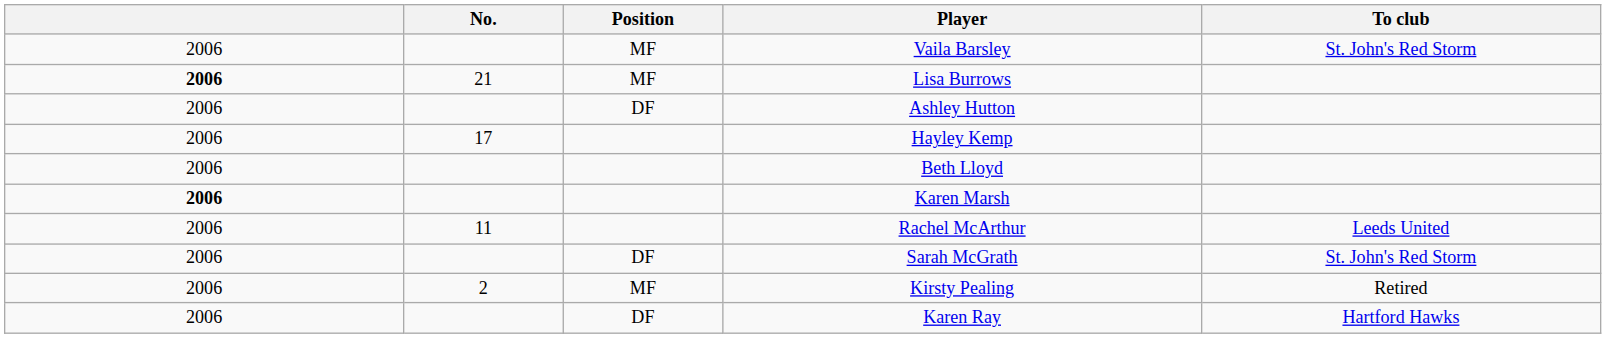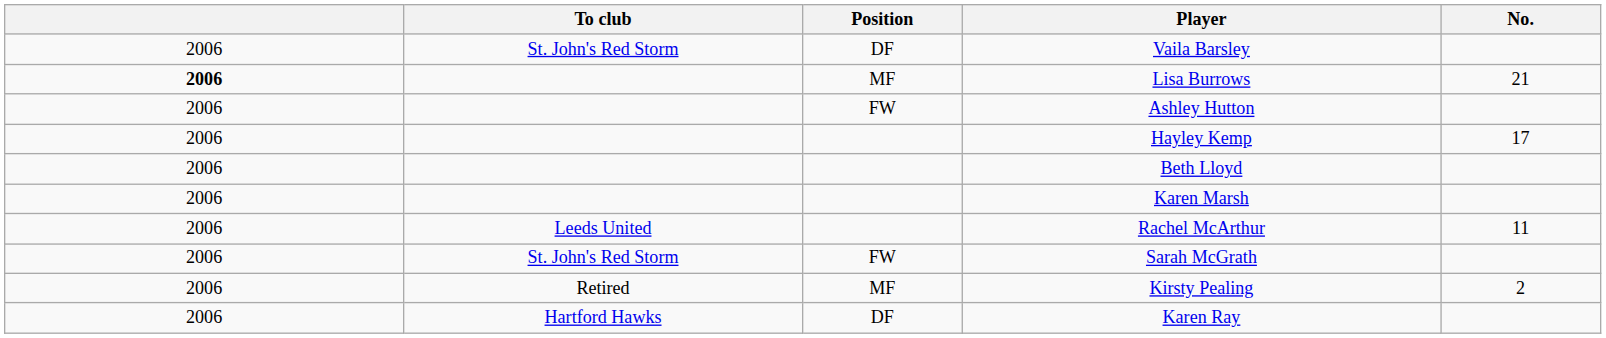columns swapped: (483, 19) <-> (1401, 19)
(643, 48) MF -> (882, 48) DF
(643, 108) DF -> (882, 108) FW
(204, 198) bold -> (204, 198) normal
(643, 257) DF -> (882, 257) FW
